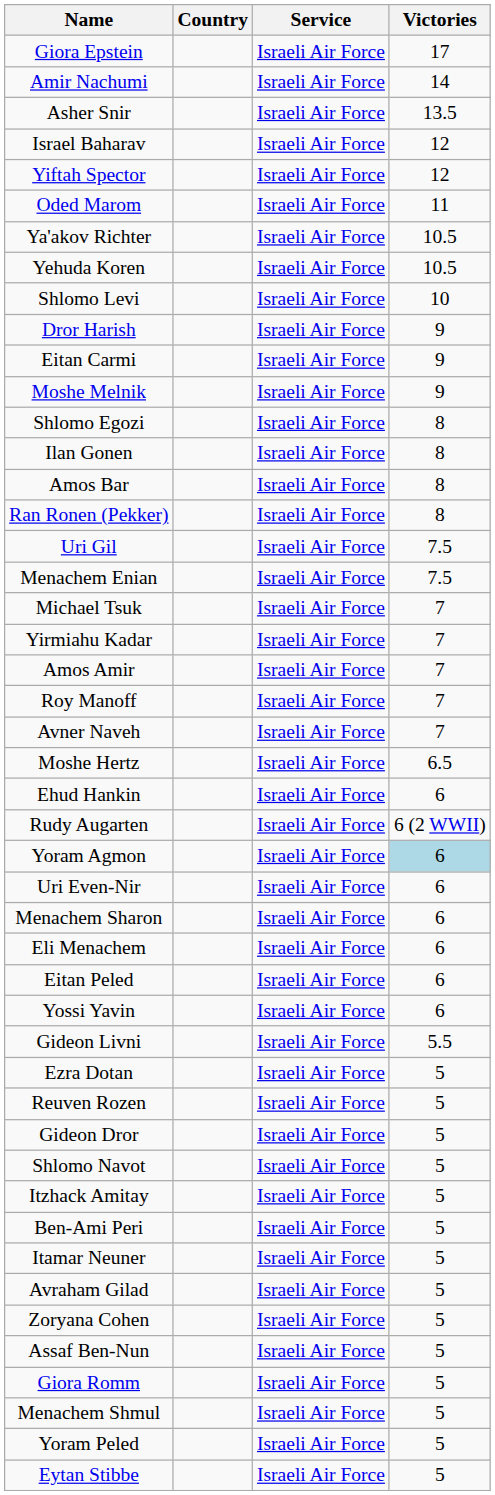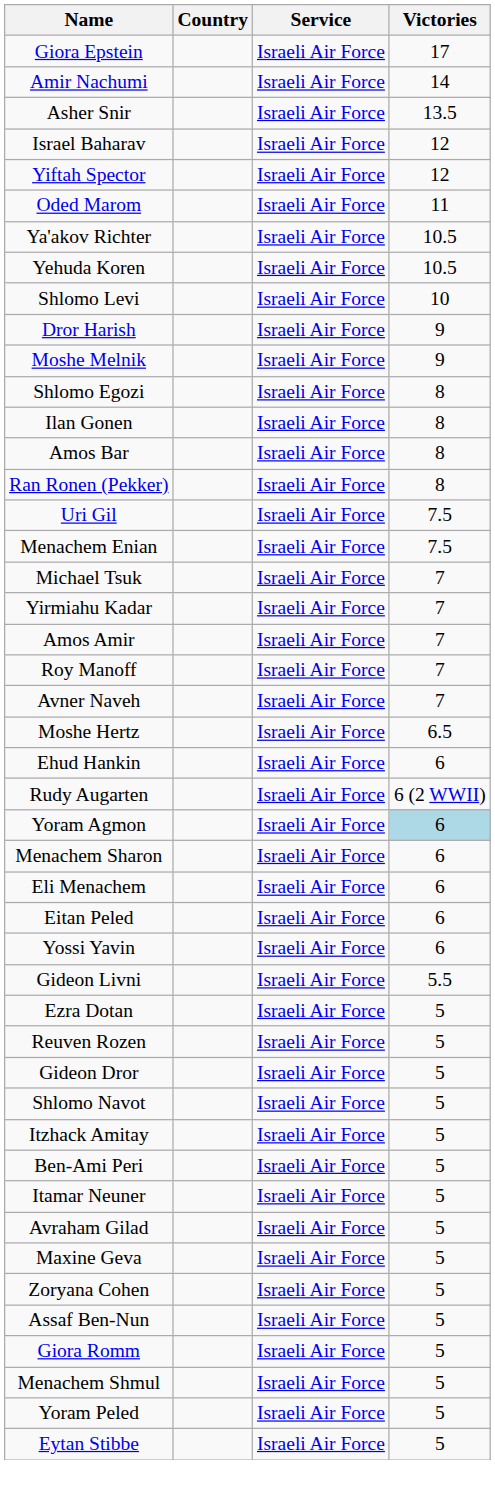- row: (89, 360)
- row: (89, 886)
+ row: (89, 1258)
